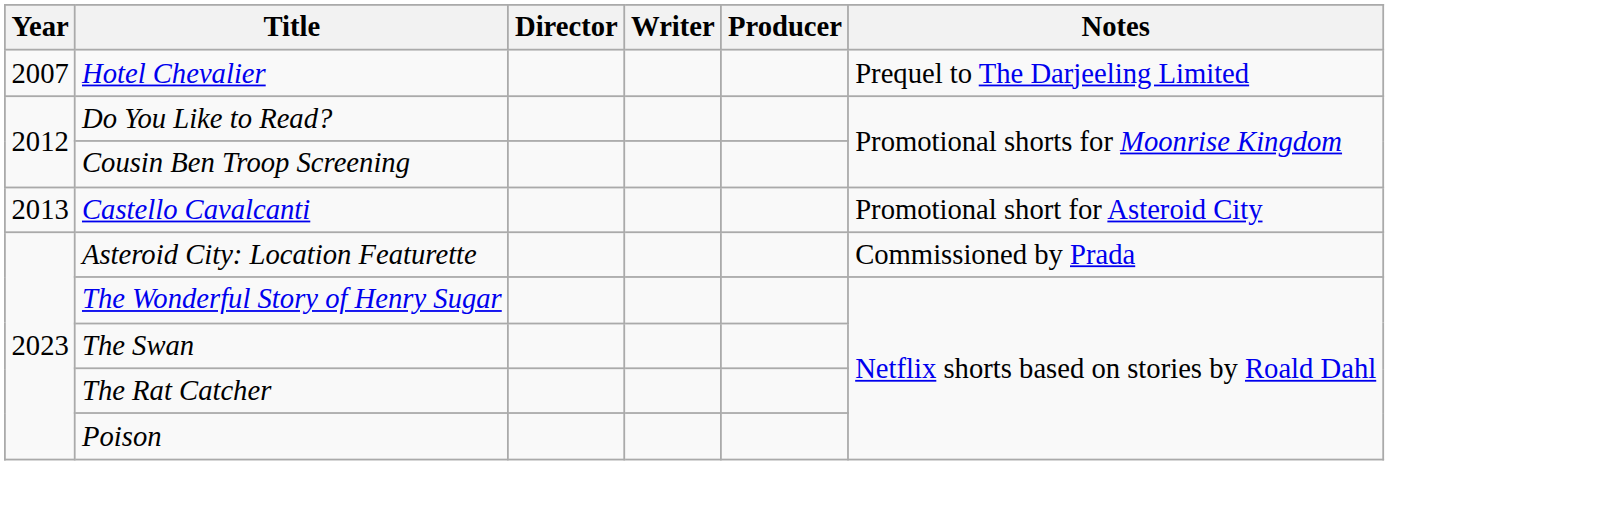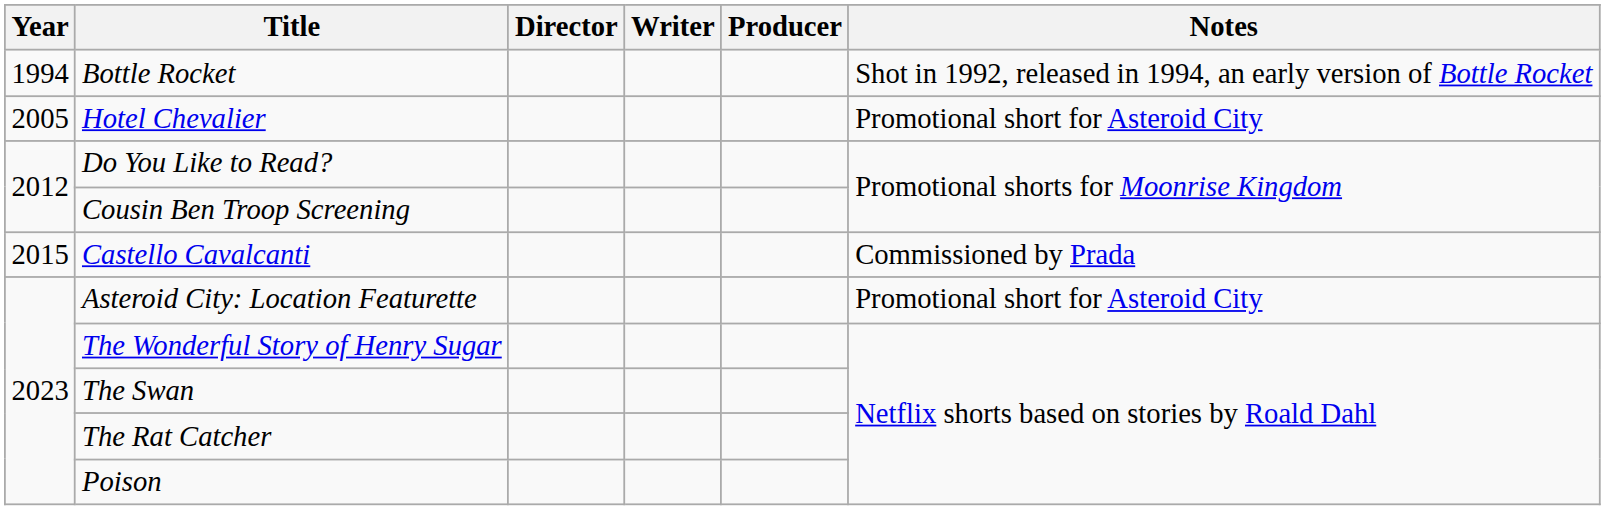+ row: (159, 72)
(40, 72) 2007 -> (40, 118) 2005
(1052, 72) Prequel to The Darjeeling Limited -> (1059, 118) Promotional short for Asteroid City
(40, 208) 2013 -> (40, 254) 2015
(1059, 208) Promotional short for Asteroid City -> (995, 254) Commissioned by Prada
(995, 254) Commissioned by Prada -> (1059, 299) Promotional short for Asteroid City
